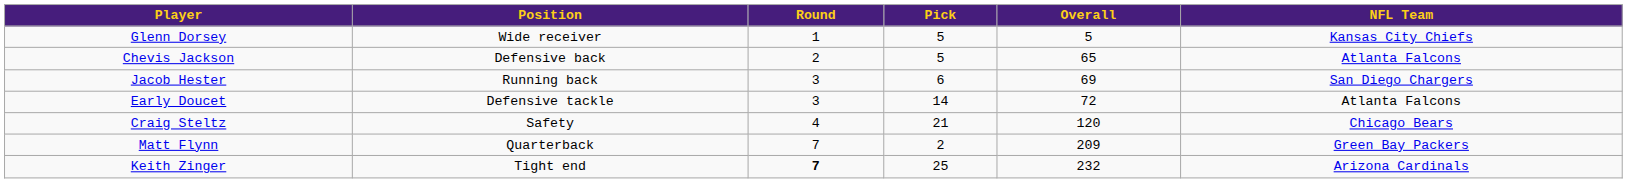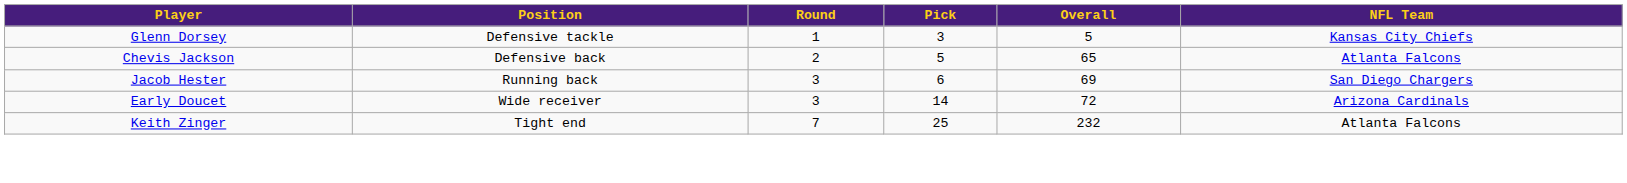(550, 37) Wide receiver -> (550, 37) Defensive tackle
(940, 37) 5 -> (940, 37) 3
(550, 102) Defensive tackle -> (550, 102) Wide receiver
(1401, 102) Atlanta Falcons -> (1401, 102) Arizona Cardinals
- row: (179, 123)
- row: (179, 145)
(816, 167) bold -> (816, 123) normal
(1401, 167) Arizona Cardinals -> (1401, 123) Atlanta Falcons
